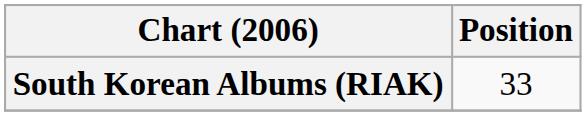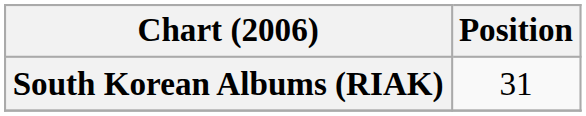(516, 83) 33 -> (516, 83) 31
